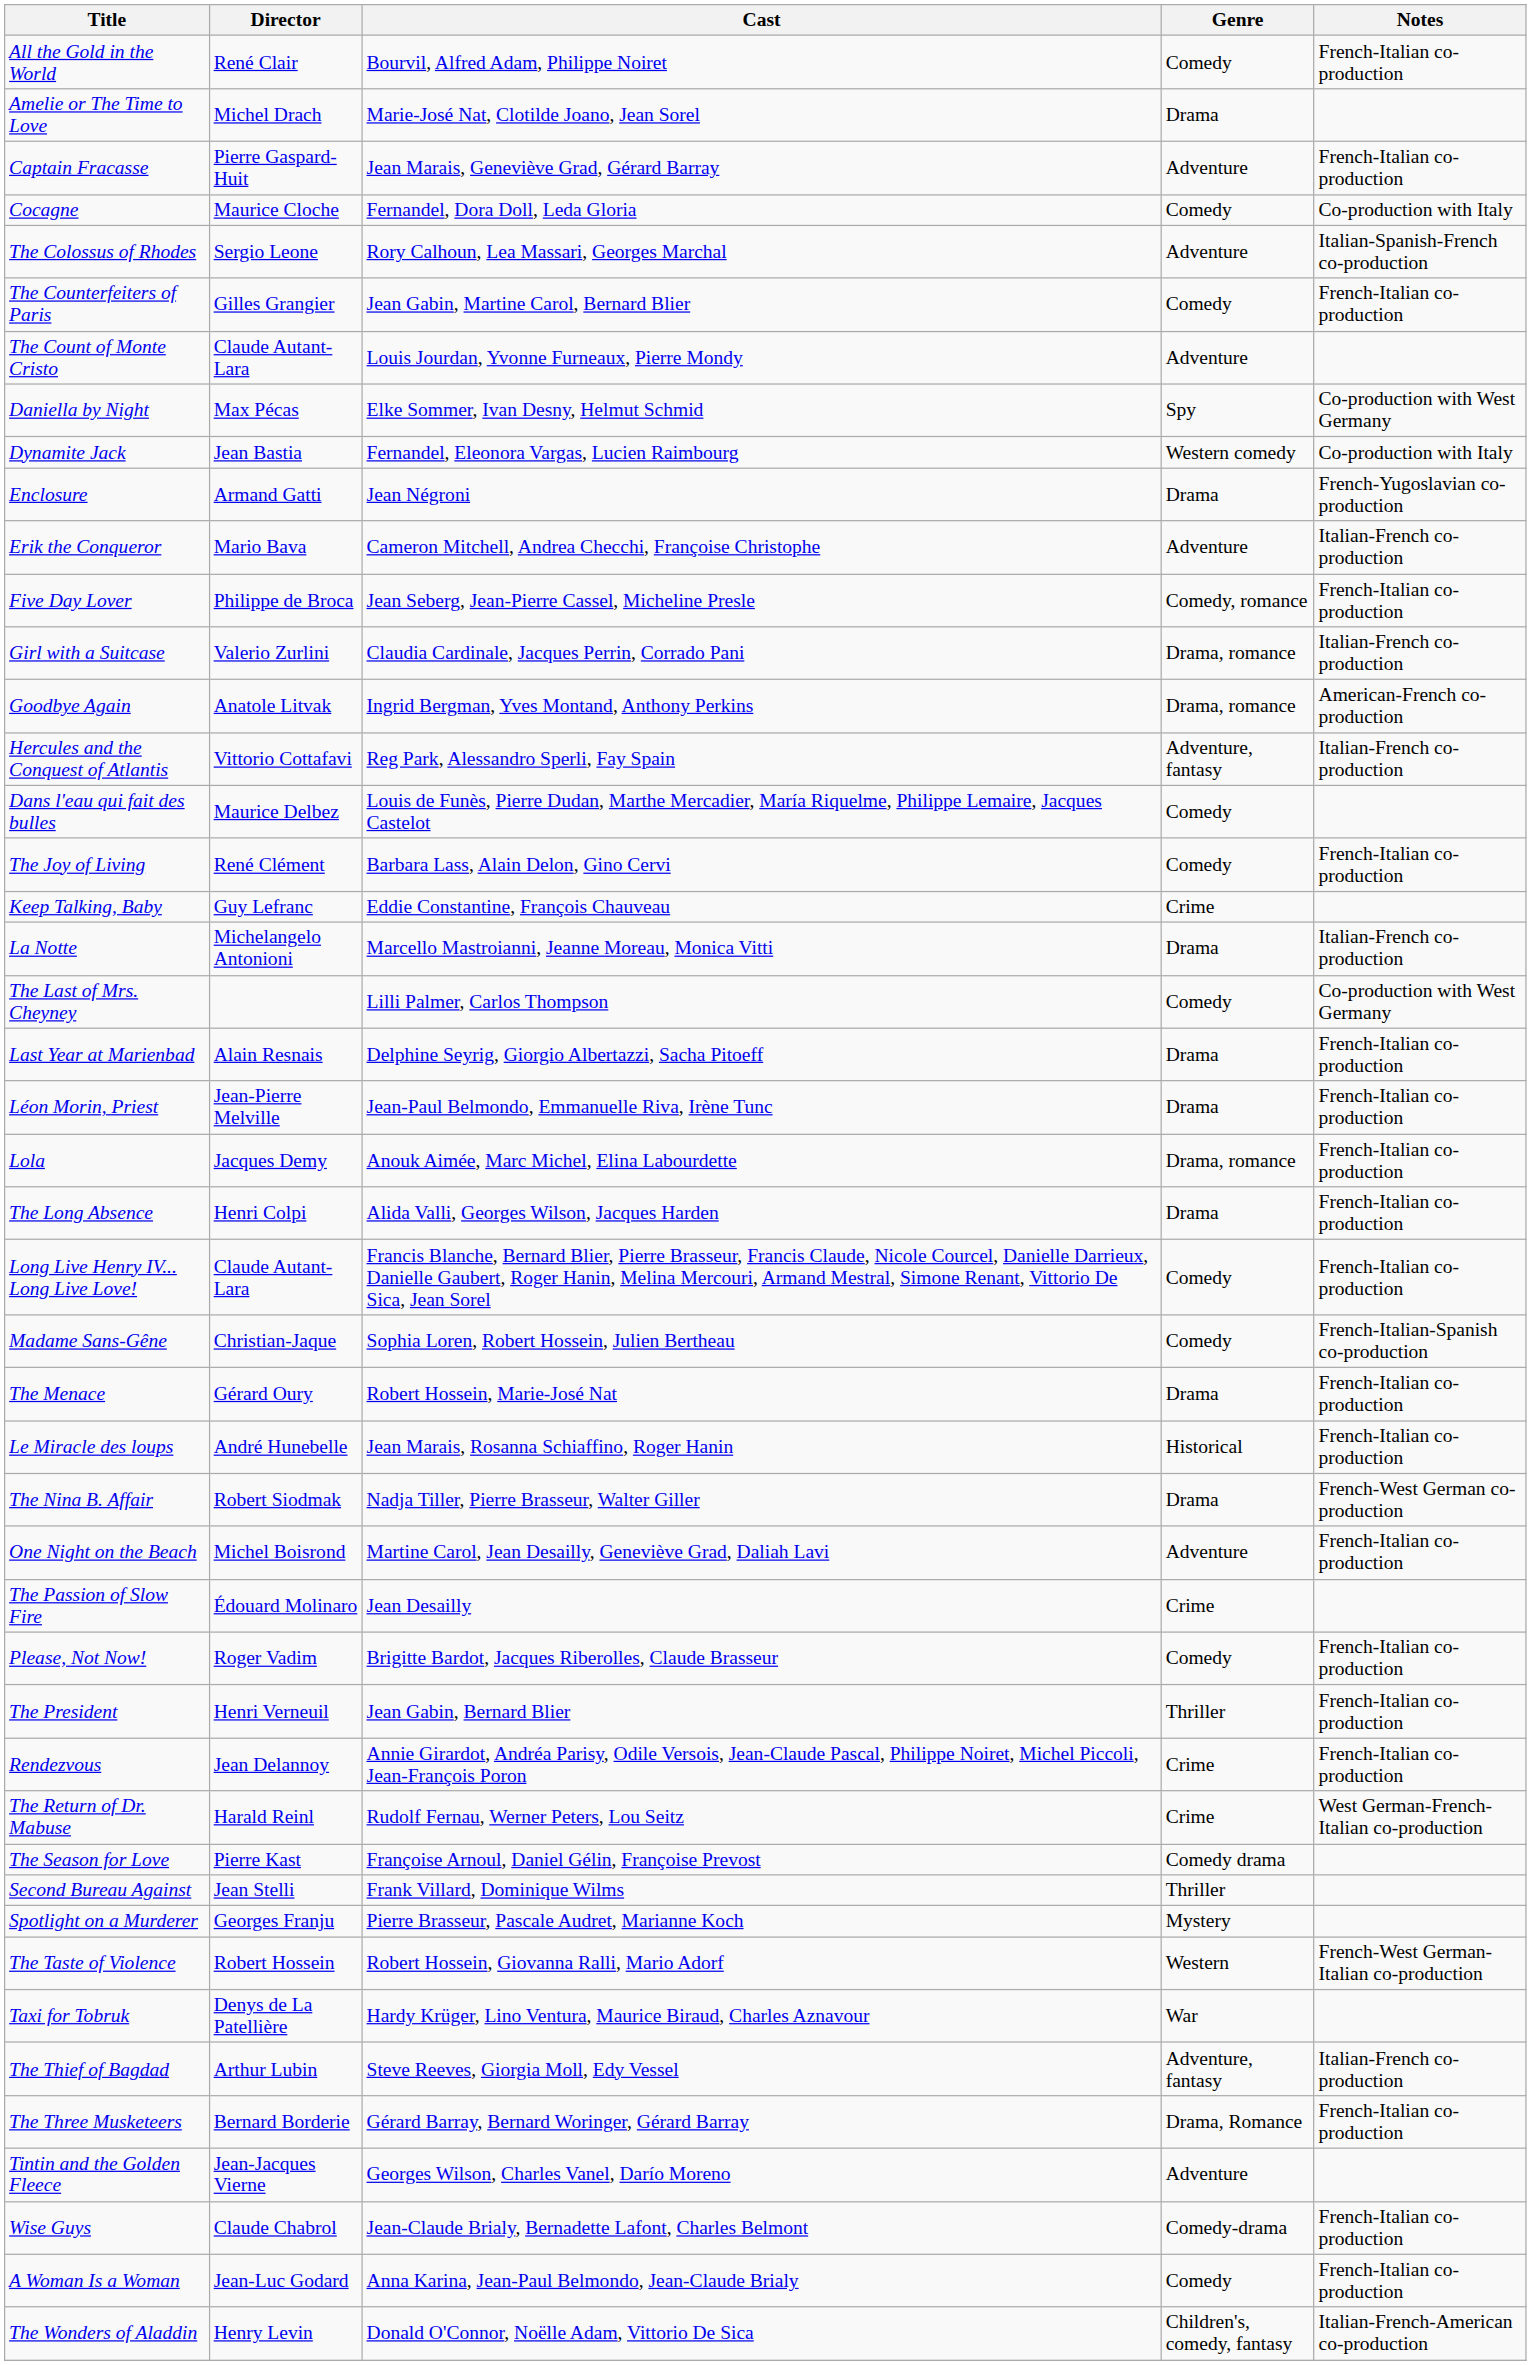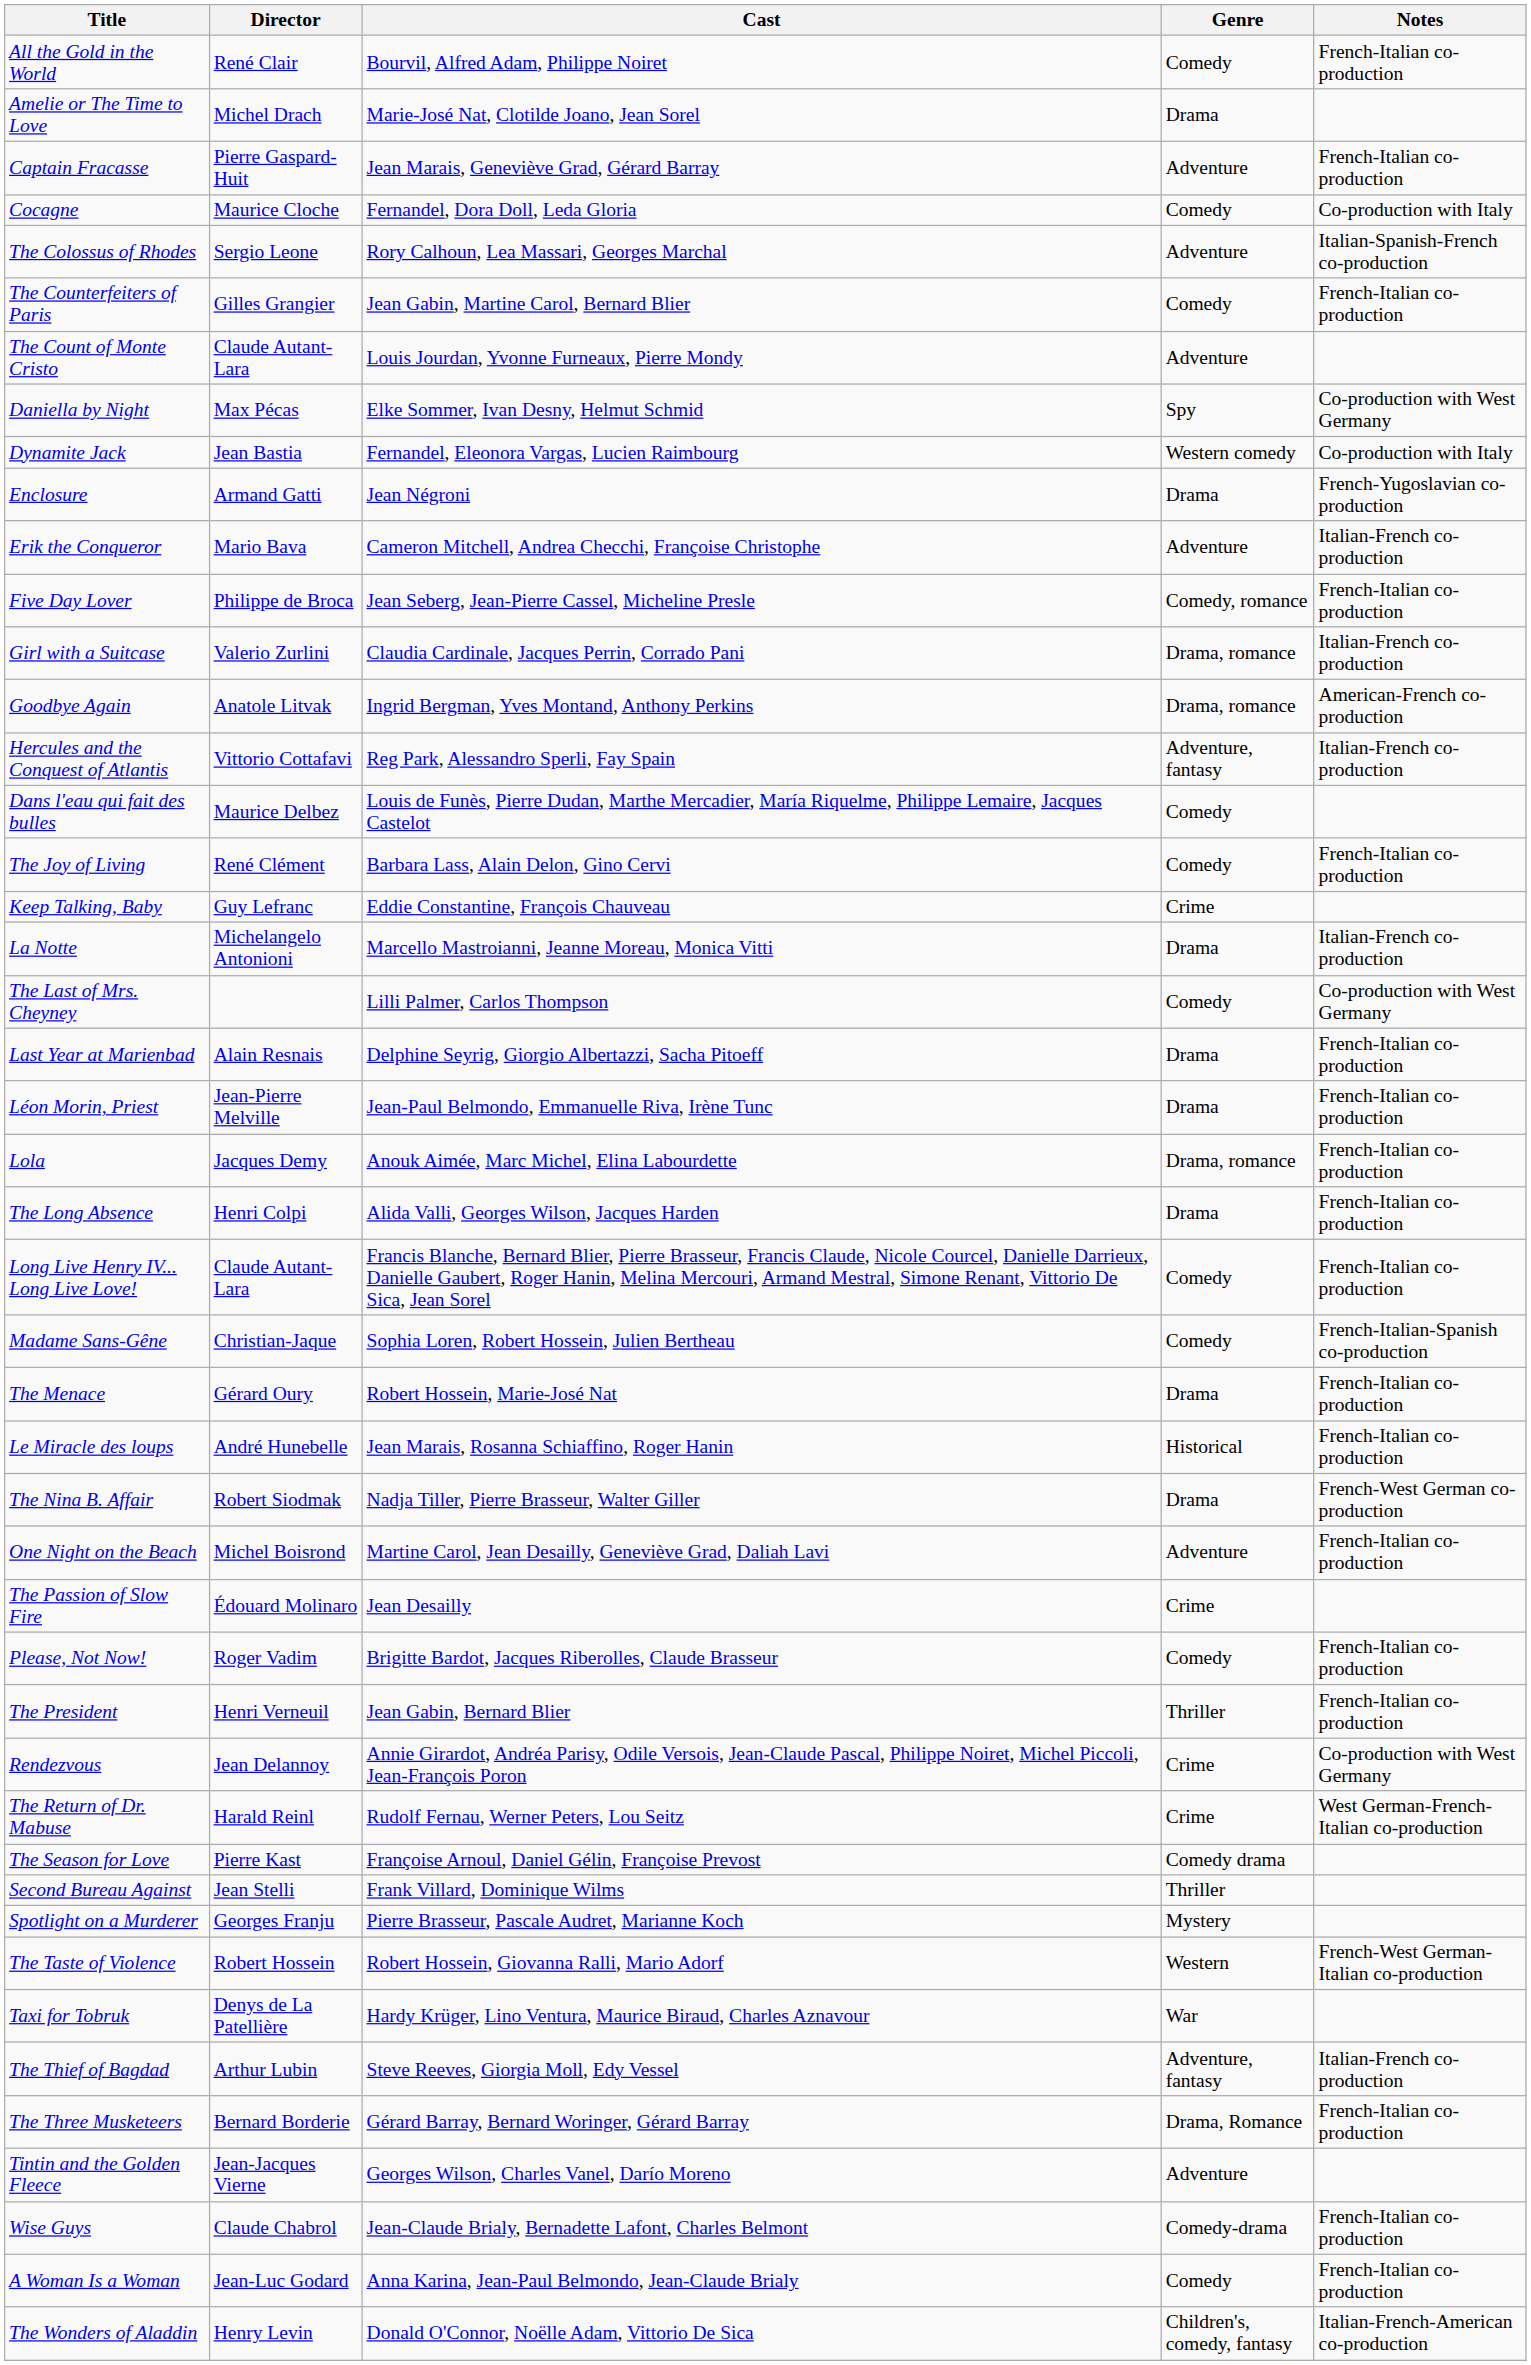(1389, 1764) French-Italian co-production -> (1417, 1764) Co-production with West Germany
